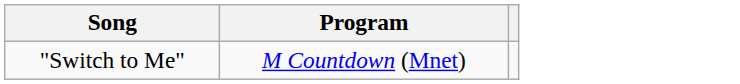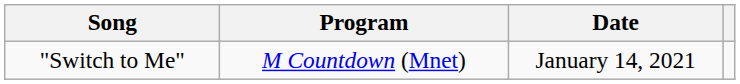+ column: (616, 23)
